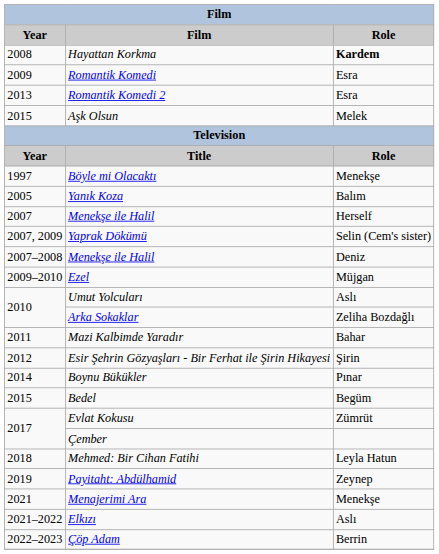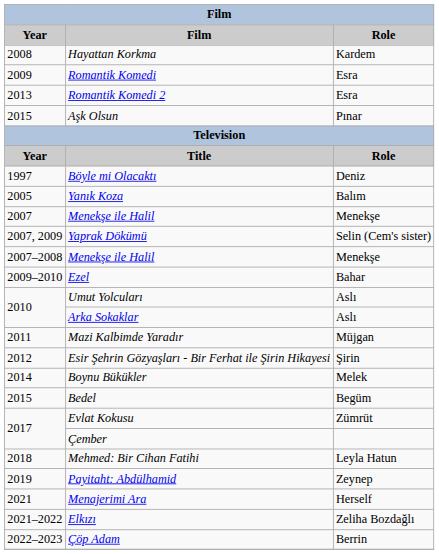(358, 55) bold -> (356, 55) normal
(352, 115) Melek -> (349, 115) Pınar
(358, 176) Menekşe -> (350, 176) Deniz
(354, 216) Herself -> (358, 216) Menekşe
(350, 257) Deniz -> (358, 257) Menekşe
(355, 277) Müjgan -> (350, 277) Bahar
(375, 317) Zeliha Bozdağlı -> (346, 317) Aslı
(350, 337) Bahar -> (355, 337) Müjgan
(349, 378) Pınar -> (352, 378) Melek
(358, 499) Menekşe -> (354, 499) Herself
(346, 519) Aslı -> (375, 519) Zeliha Bozdağlı
